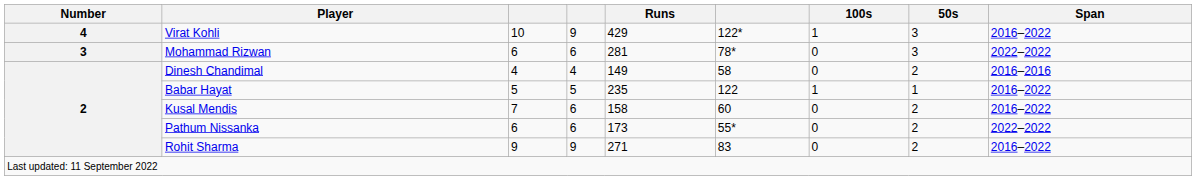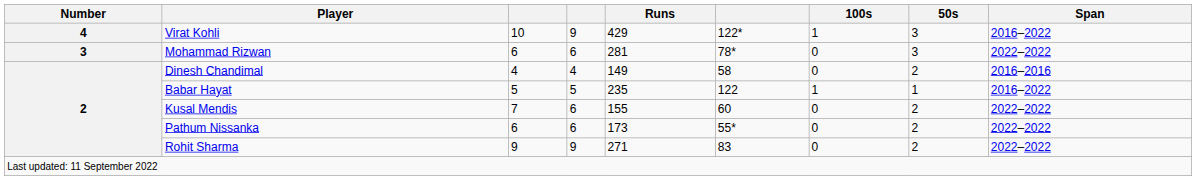(618, 109) 158 -> (618, 109) 155
(1021, 109) 2016–2022 -> (1021, 109) 2022–2022
(1021, 147) 2016–2022 -> (1021, 147) 2022–2022
